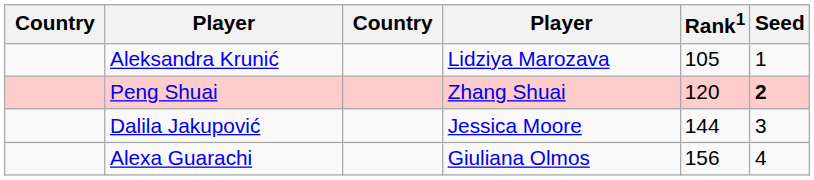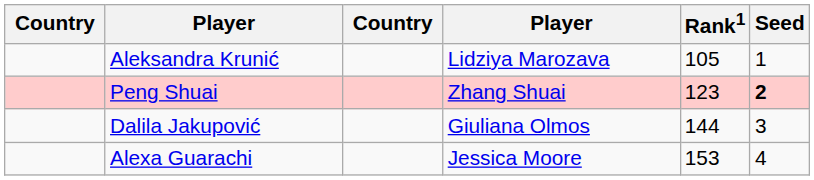(702, 92) 120 -> (702, 92) 123
(515, 125) Jessica Moore -> (519, 125) Giuliana Olmos
(519, 158) Giuliana Olmos -> (515, 158) Jessica Moore
(702, 158) 156 -> (702, 158) 153
